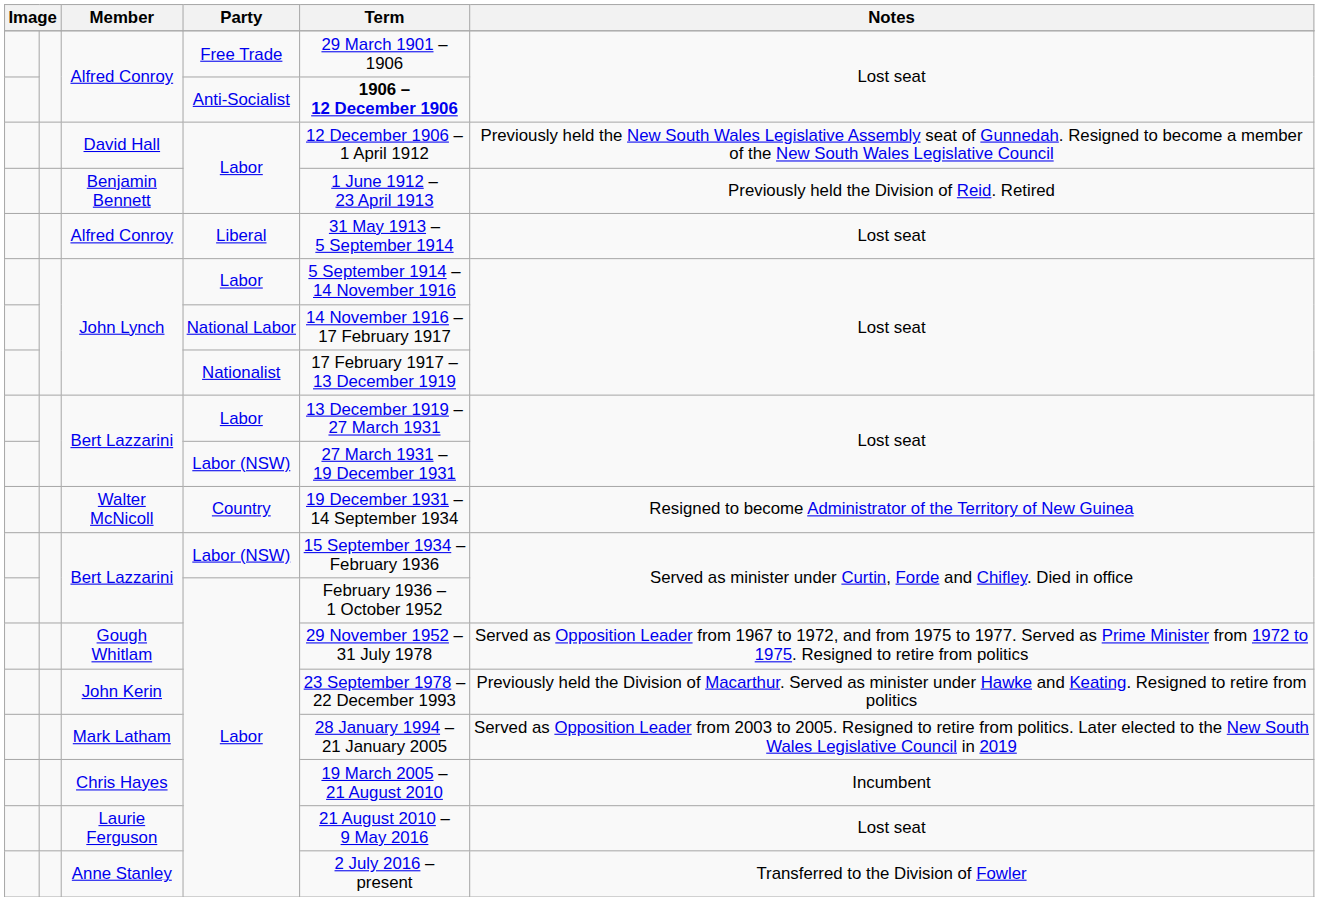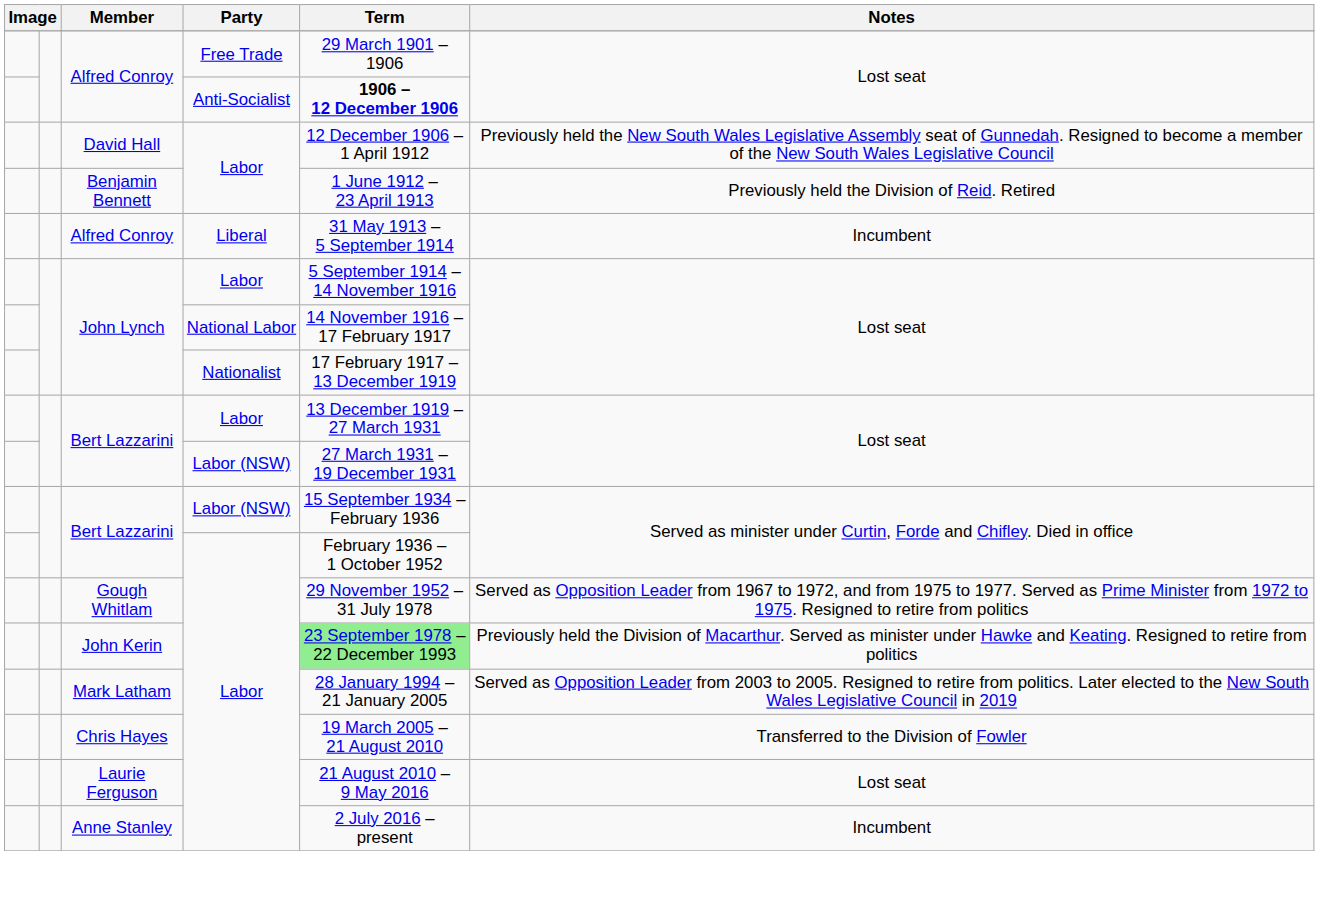(892, 236) Lost seat -> (892, 236) Incumbent
- row: (122, 509)
(384, 691) no background -> (385, 645) lightgreen background
(892, 782) Incumbent -> (892, 737) Transferred to the Division of Fowler
(892, 873) Transferred to the Division of Fowler -> (892, 828) Incumbent
